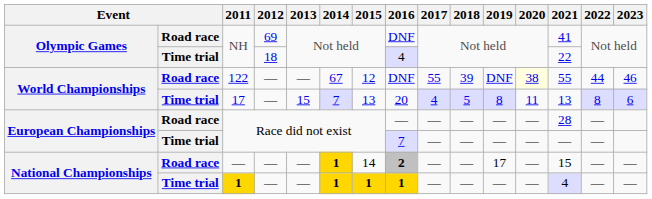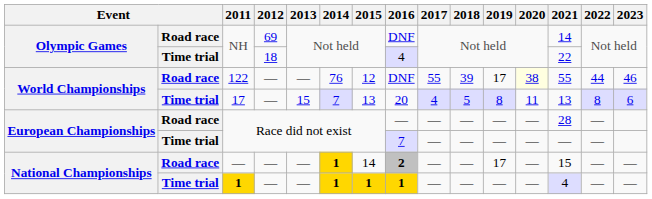(565, 36) 41 -> (565, 36) 14
(336, 78) 67 -> (336, 78) 76
(499, 78) DNF -> (499, 78) 17
